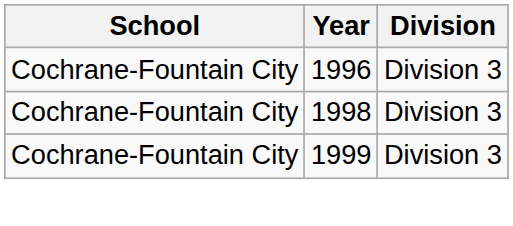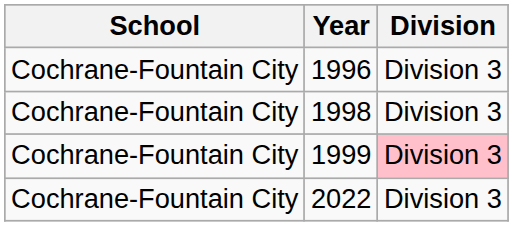(443, 155) no background -> (443, 155) pink background
+ row: (341, 198)
